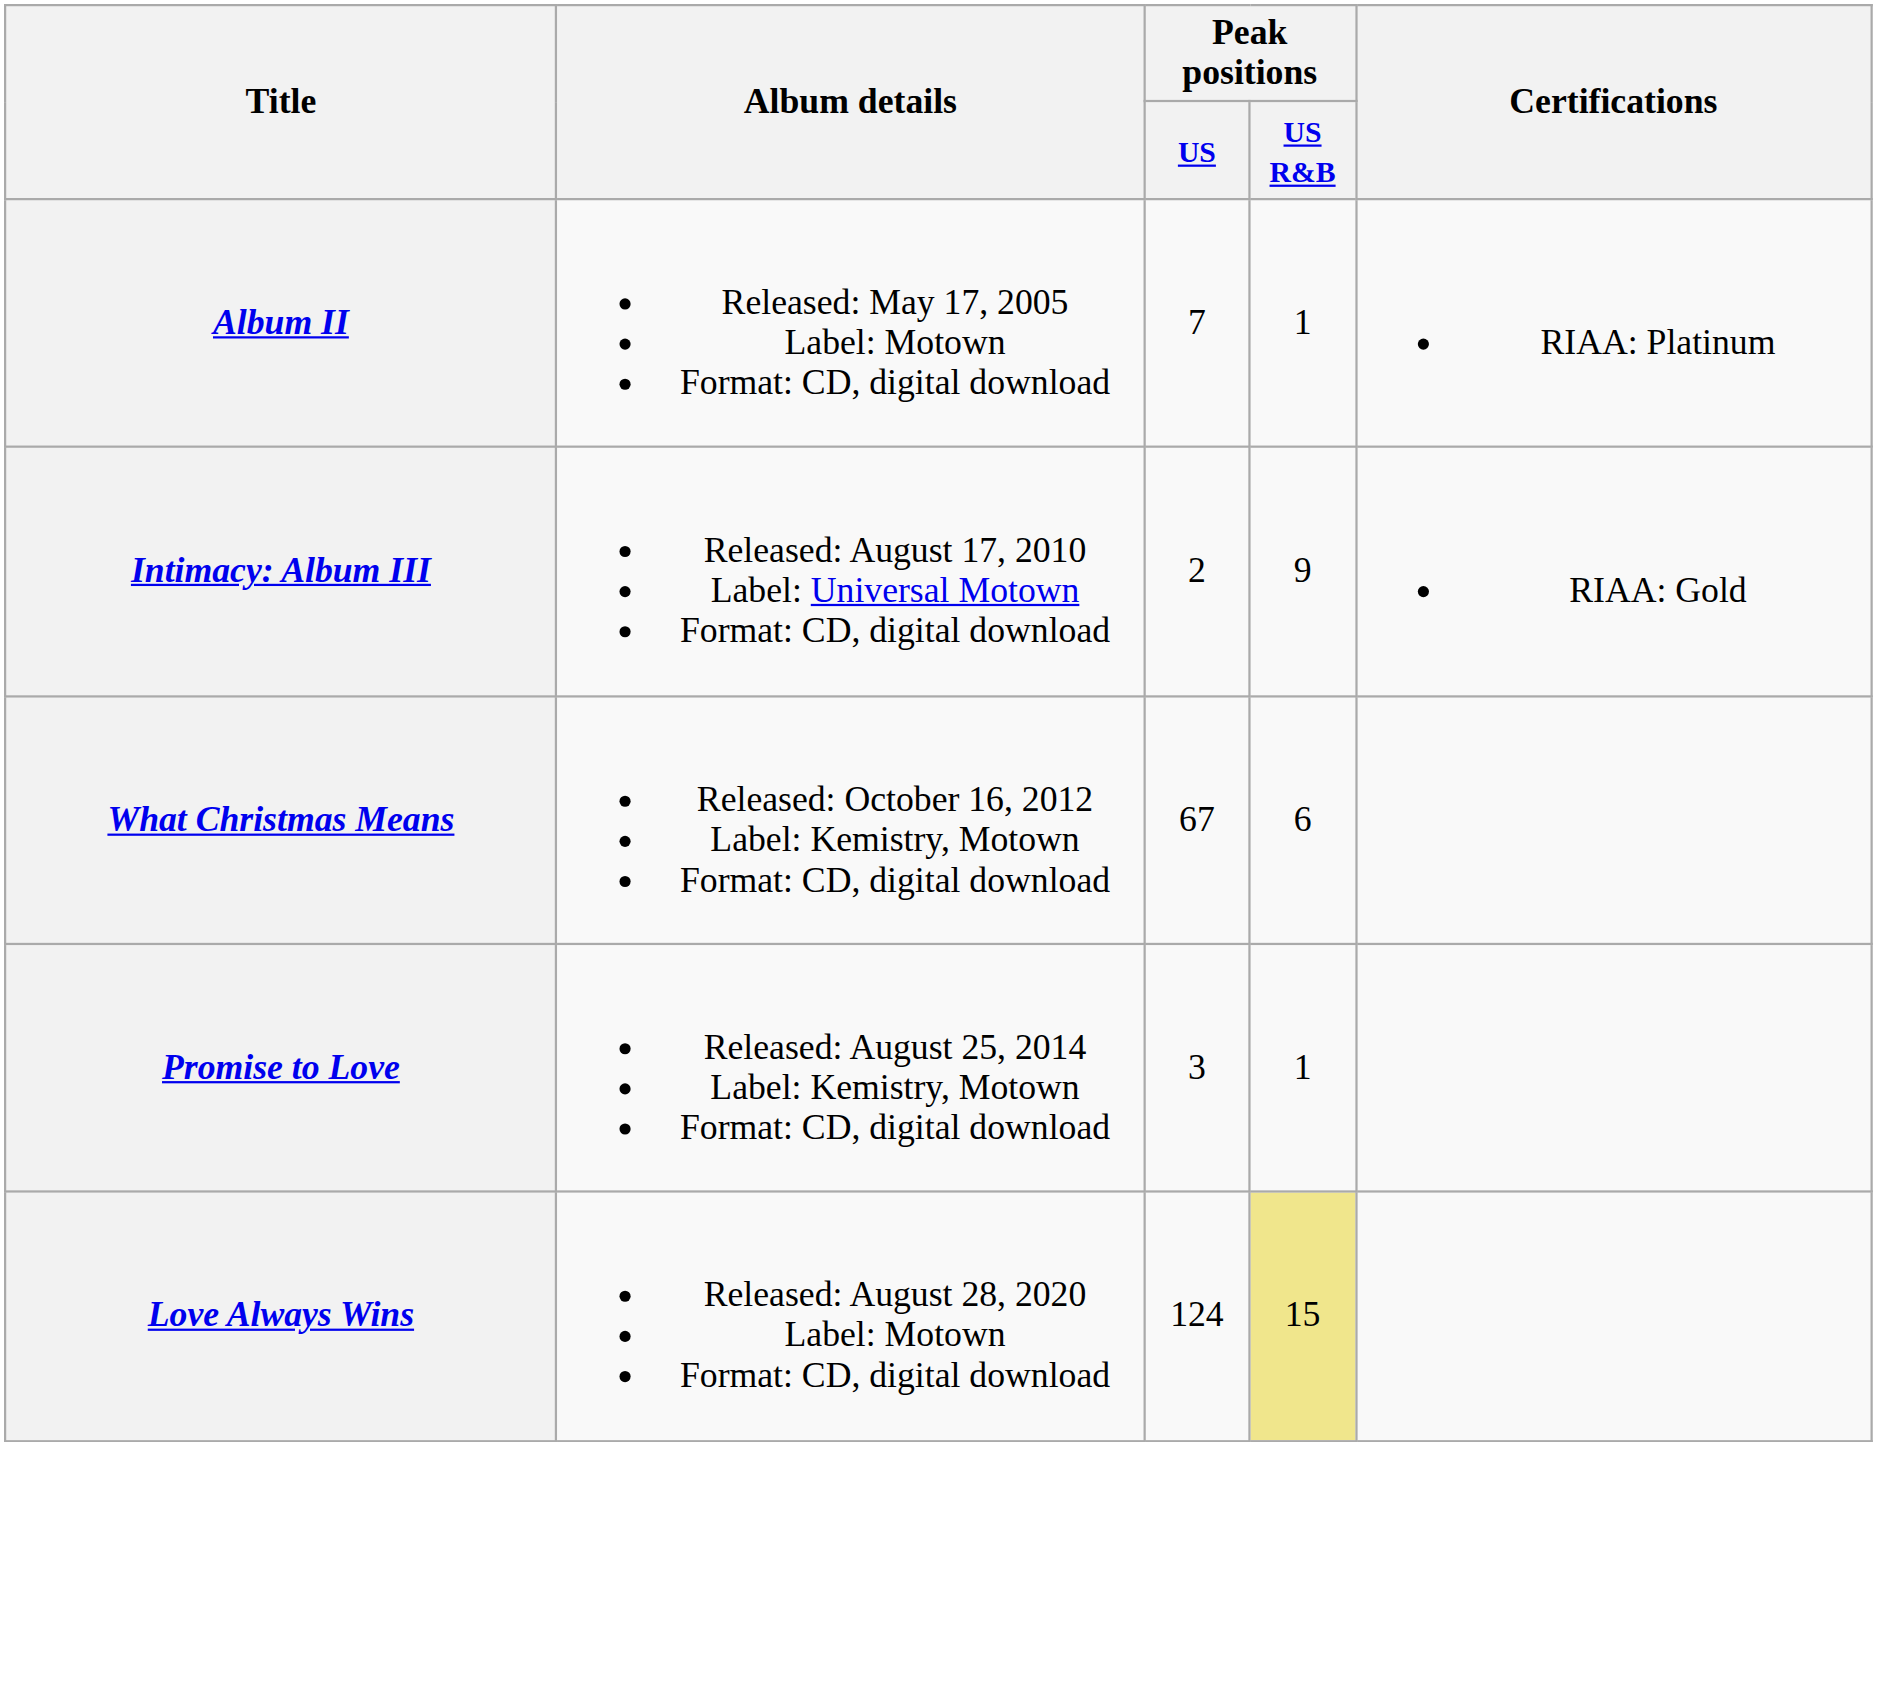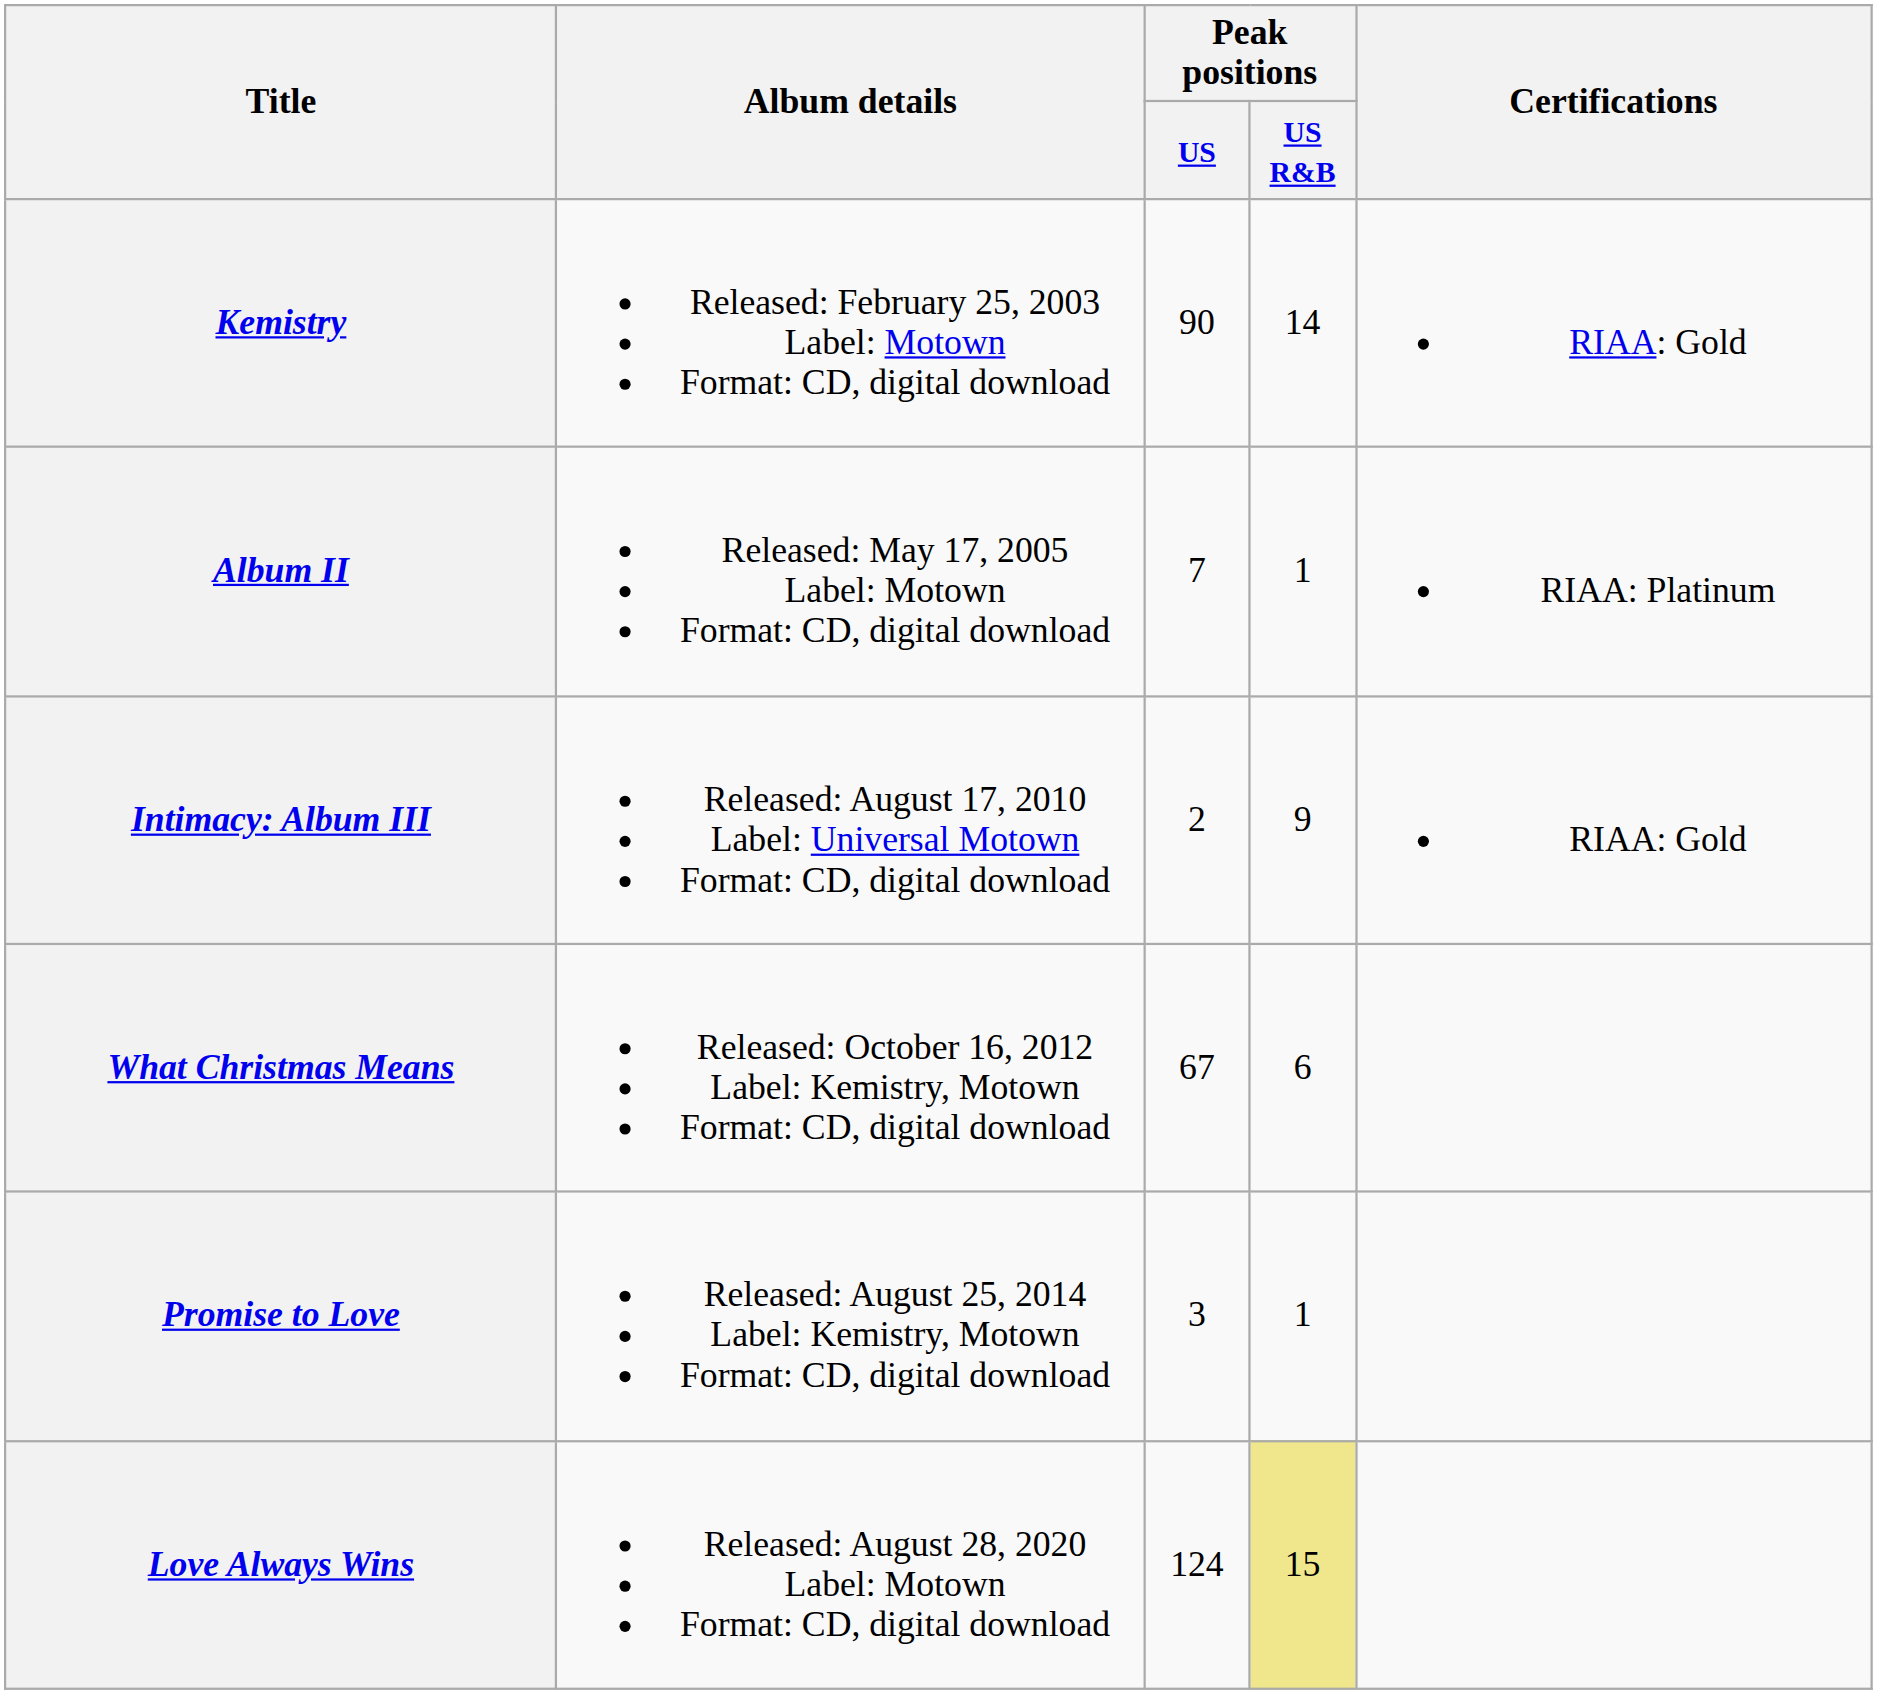+ row: (281, 322)
